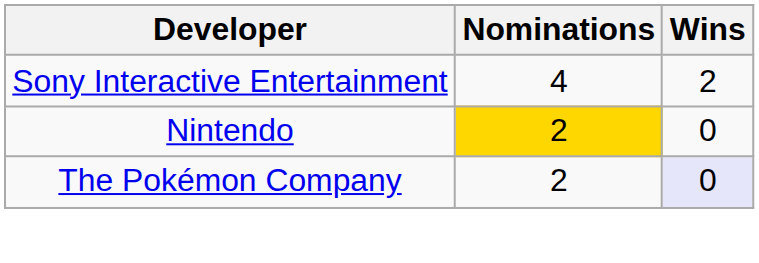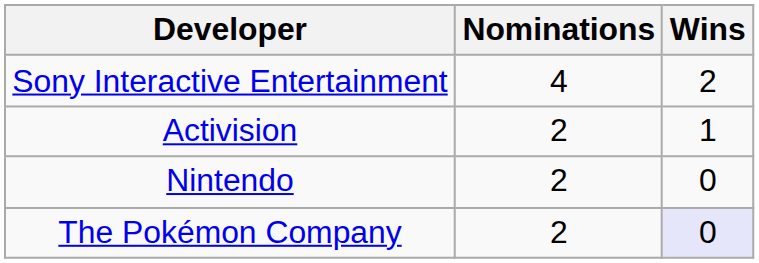+ row: (230, 130)
(559, 130) gold background -> (559, 181) no background
